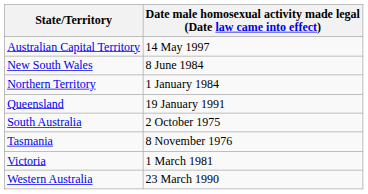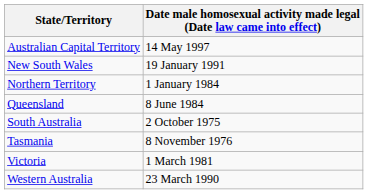(175, 65) 8 June 1984 -> (185, 65) 19 January 1991
(185, 103) 19 January 1991 -> (175, 103) 8 June 1984
